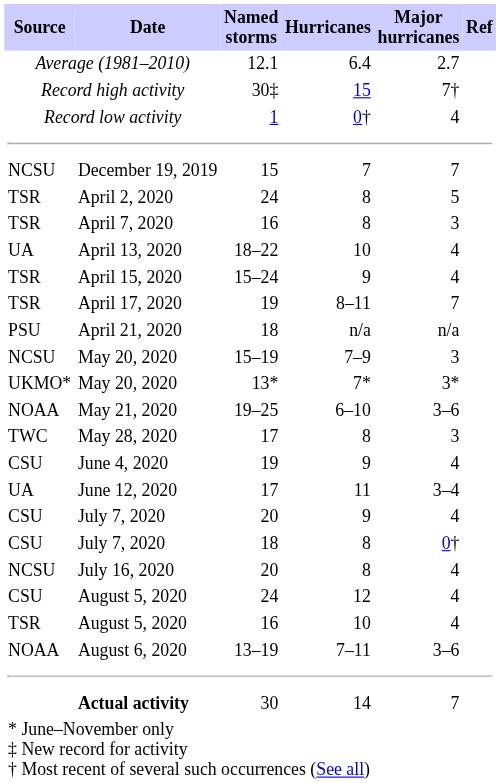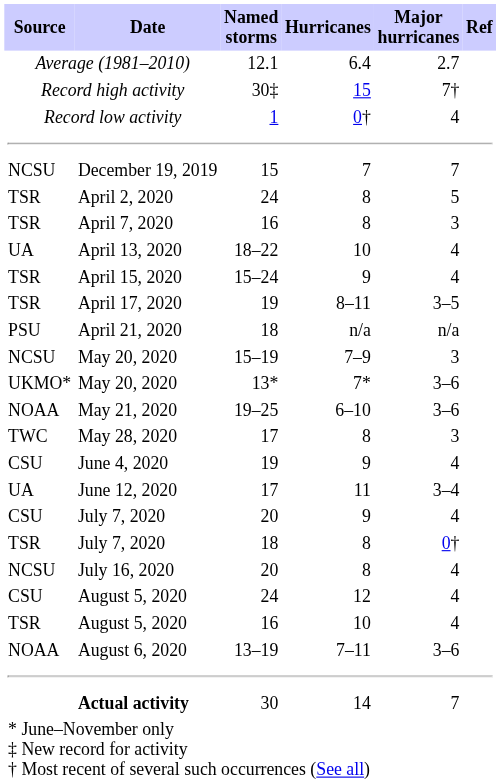(455, 303) 7 -> (446, 303) 3–5
(451, 383) 3* -> (446, 383) 3–6
(25, 543) CSU -> (24, 543) TSR
